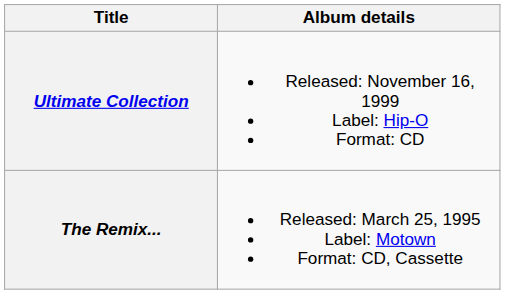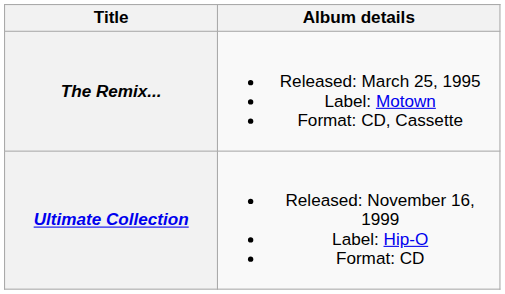rows swapped: (111, 229) <-> (111, 100)
